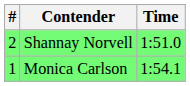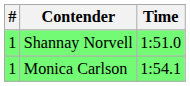(12, 42) 2 -> (12, 42) 1
